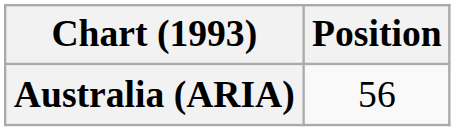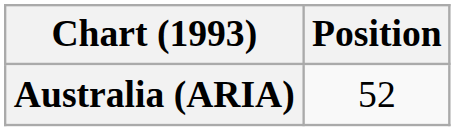(377, 93) 56 -> (377, 93) 52
